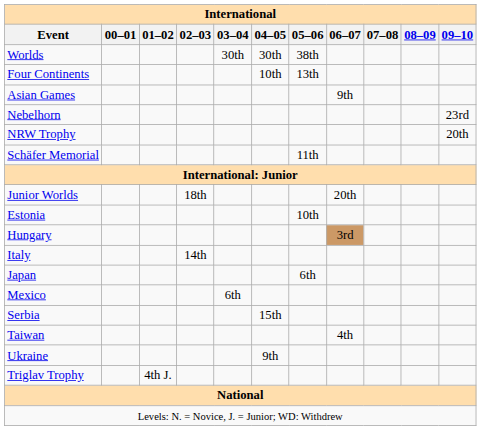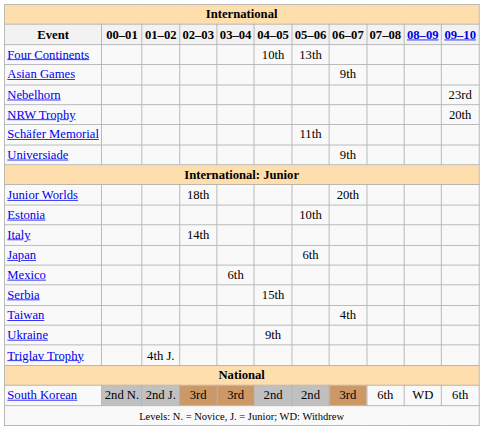- row: (25, 54)
+ row: (38, 154)
- row: (29, 235)
+ row: (42, 395)
